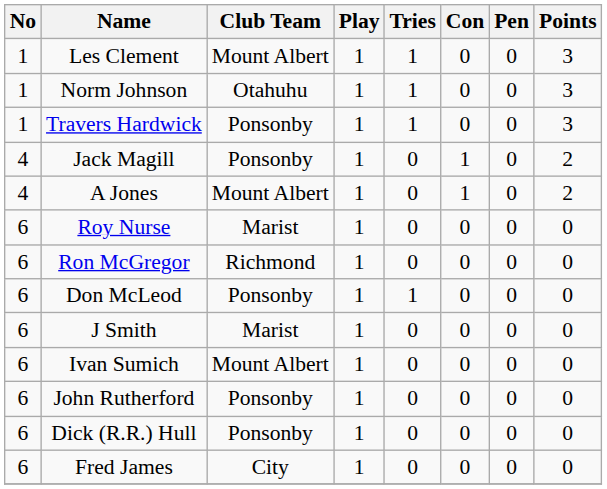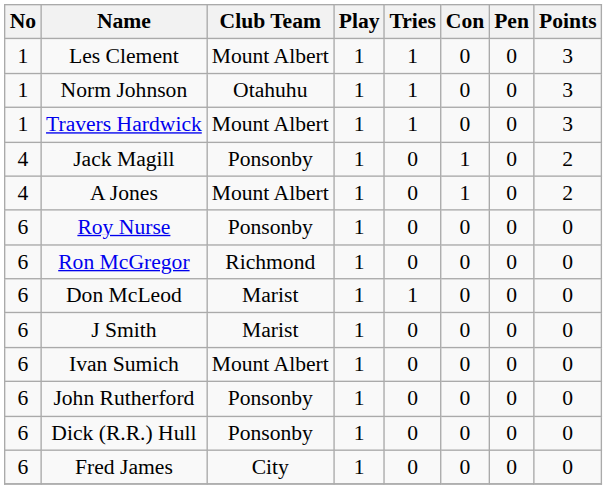(270, 124) Ponsonby -> (270, 124) Mount Albert
(270, 227) Marist -> (270, 227) Ponsonby
(270, 295) Ponsonby -> (270, 295) Marist
